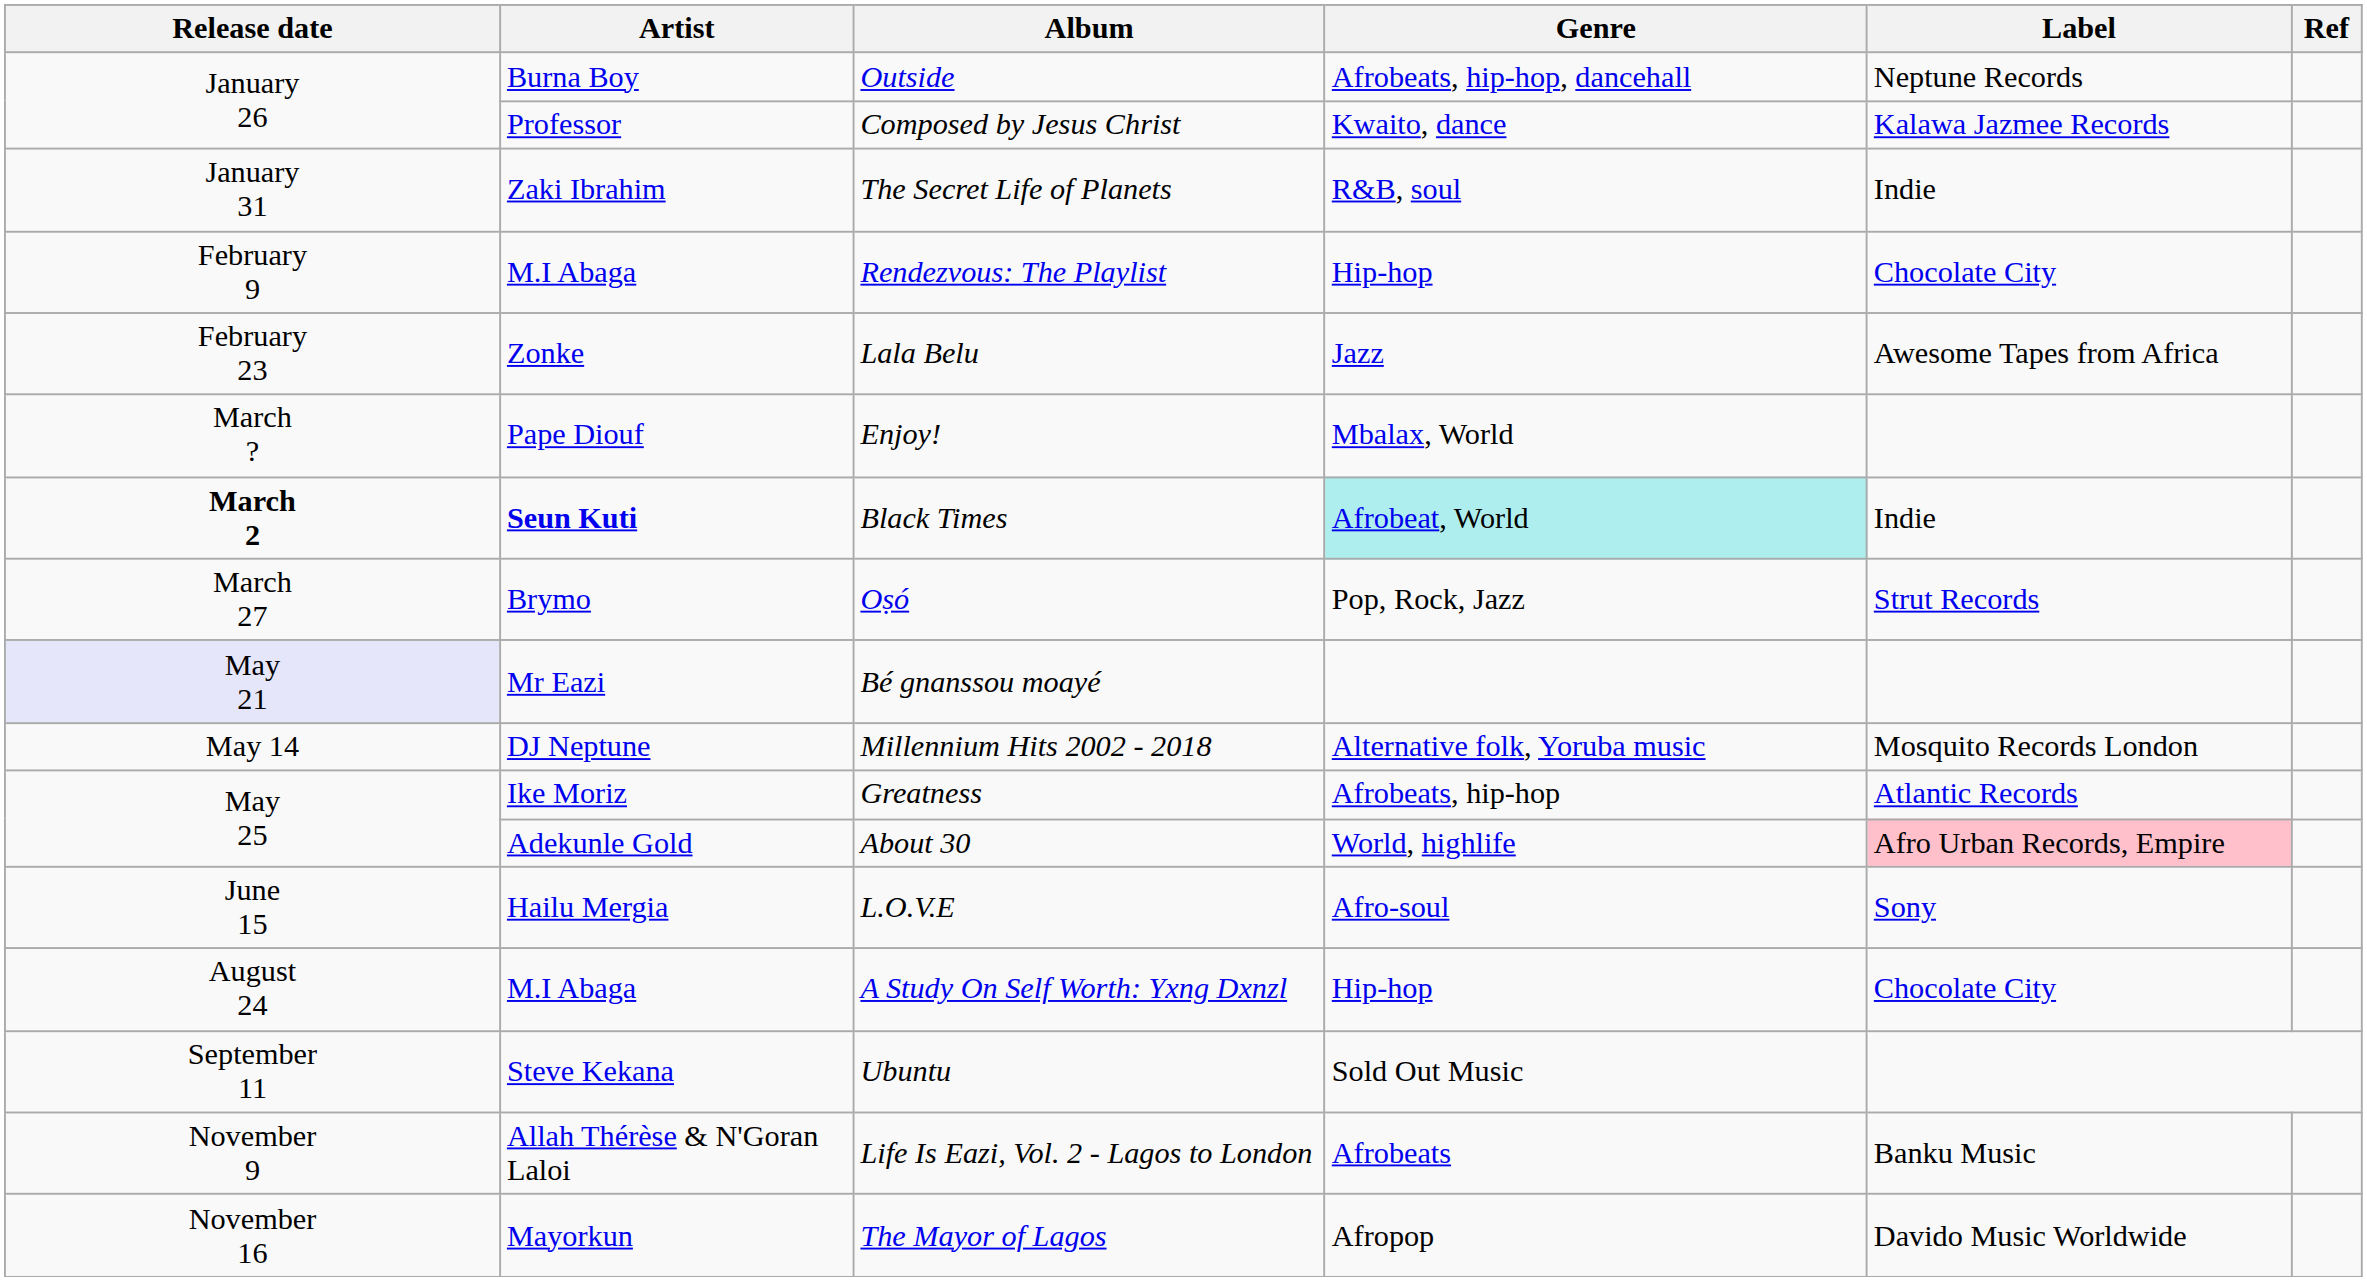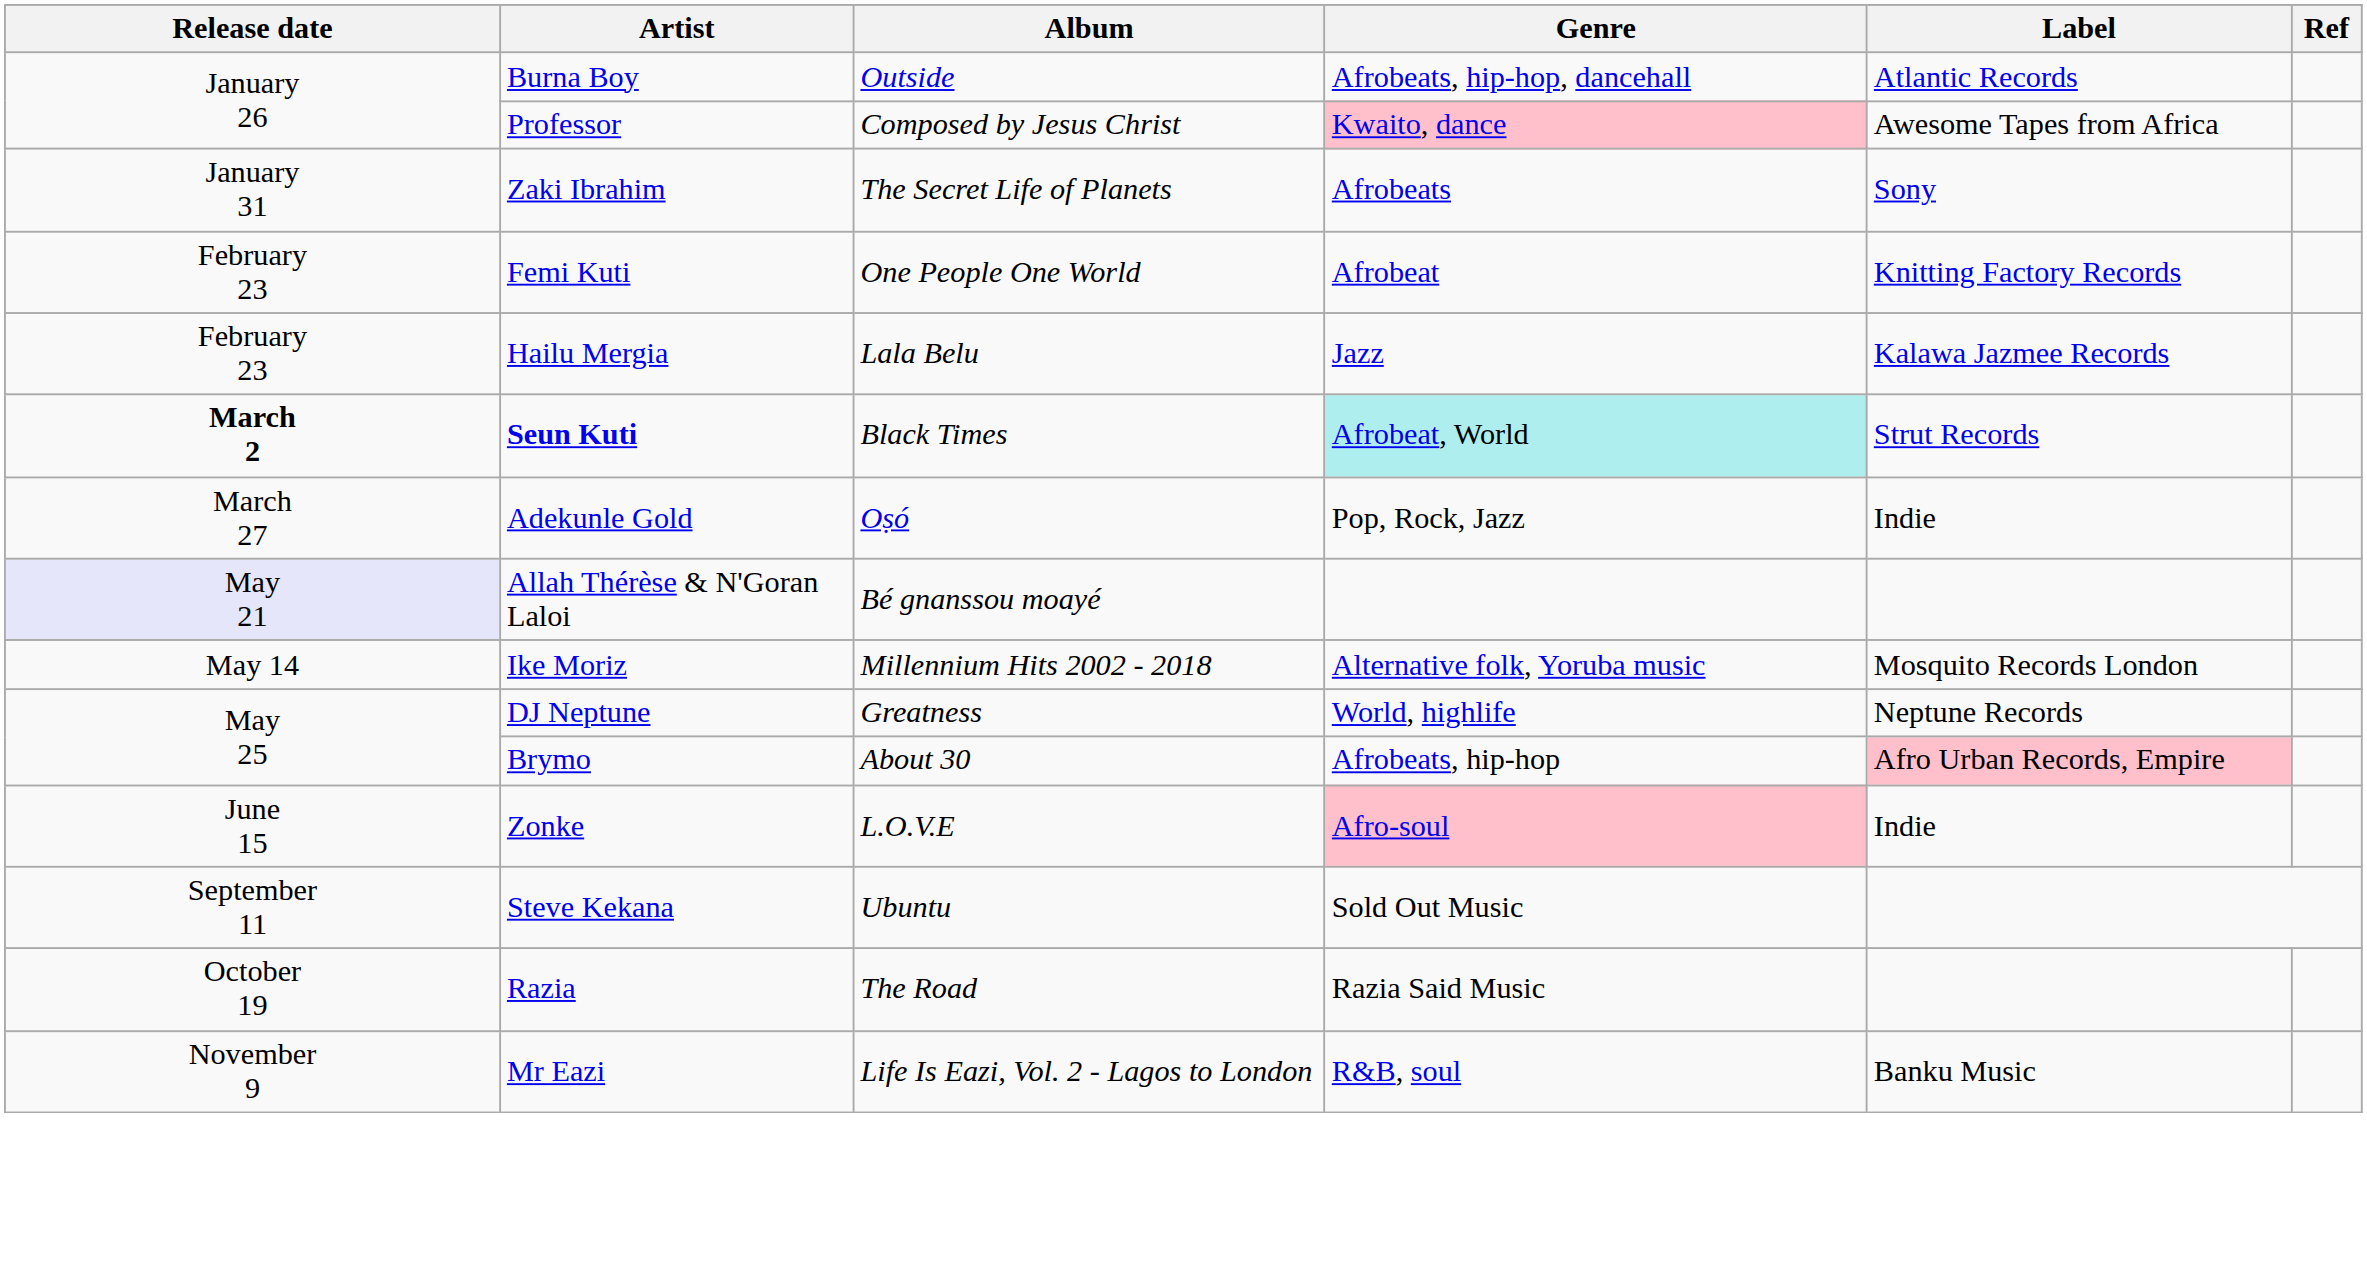(1978, 76) Neptune Records -> (1976, 76) Atlantic Records
(1419, 124) no background -> (1419, 124) pink background
(2022, 124) Kalawa Jazmee Records -> (2046, 124) Awesome Tapes from Africa
(1396, 189) R&B, soul -> (1391, 189) Afrobeats
(1905, 189) Indie -> (1905, 189) Sony
- row: (1013, 271)
+ row: (1001, 271)
(546, 353) Zonke -> (588, 353) Hailu Mergia
(2046, 353) Awesome Tapes from Africa -> (2022, 353) Kalawa Jazmee Records
- row: (901, 435)
(1905, 517) Indie -> (1957, 435) Strut Records
(549, 599) Brymo -> (600, 517) Adekunle Gold
(1957, 599) Strut Records -> (1905, 517) Indie
(556, 681) Mr Eazi -> (663, 599) Allah Thérèse & N'Goran Laloi
(579, 746) DJ Neptune -> (567, 664) Ike Moriz
(567, 794) Ike Moriz -> (579, 712) DJ Neptune
(1446, 794) Afrobeats, hip-hop -> (1424, 712) World, highlife
(1976, 794) Atlantic Records -> (1978, 712) Neptune Records
(600, 842) Adekunle Gold -> (549, 760) Brymo
(1424, 842) World, highlife -> (1446, 760) Afrobeats, hip-hop
(588, 907) Hailu Mergia -> (546, 825) Zonke
(1391, 907) no background -> (1391, 825) pink background
(1905, 907) Sony -> (1905, 825) Indie
- row: (1074, 989)
+ row: (919, 989)
(663, 1153) Allah Thérèse & N'Goran Laloi -> (556, 1071) Mr Eazi
(1391, 1153) Afrobeats -> (1396, 1071) R&B, soul
- row: (984, 1235)
